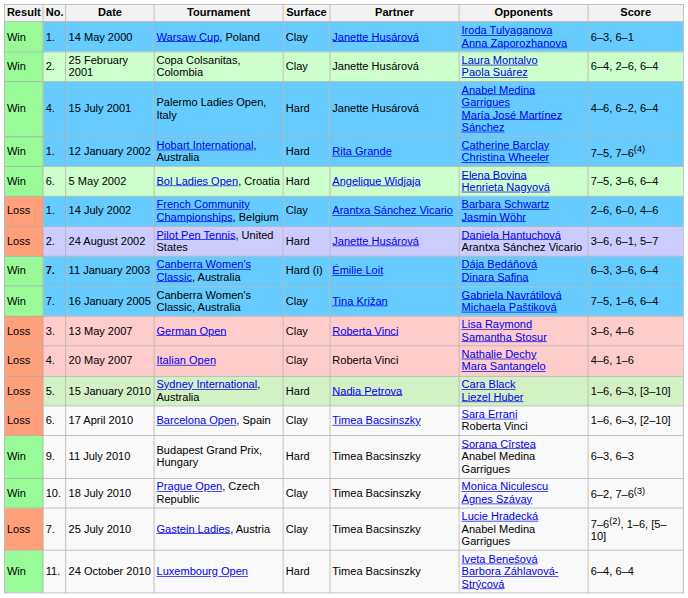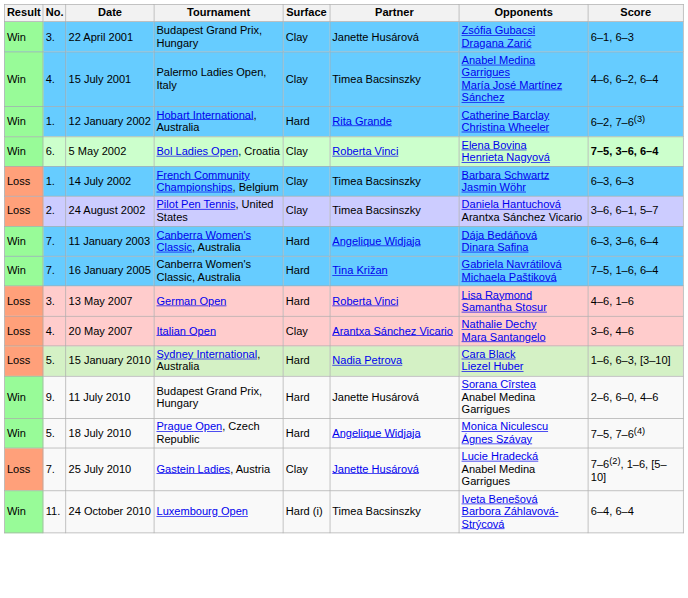- row: (101, 36)
- row: (98, 66)
+ row: (101, 36)
(298, 109) Hard -> (297, 79) Clay
(376, 109) Janette Husárová -> (377, 79) Timea Bacsinszky
(618, 151) 7–5, 7–6(4) -> (618, 121) 6–2, 7–6(3)
(298, 181) Hard -> (297, 151) Clay
(376, 181) Angelique Widjaja -> (365, 151) Roberta Vinci
(625, 181) normal -> (625, 151) bold
(393, 211) Arantxa Sánchez Vicario -> (377, 181) Timea Bacsinszky
(625, 211) 2–6, 6–0, 4–6 -> (612, 181) 6–3, 6–3
(298, 241) Hard -> (297, 211) Clay
(376, 241) Janette Husárová -> (377, 211) Timea Bacsinszky
(50, 271) bold -> (50, 241) normal
(304, 271) Hard (i) -> (298, 241) Hard
(358, 271) Émilie Loit -> (376, 241) Angelique Widjaja
(297, 301) Clay -> (298, 271) Hard
(297, 331) Clay -> (298, 301) Hard
(612, 331) 3–6, 4–6 -> (612, 301) 4–6, 1–6
(365, 361) Roberta Vinci -> (393, 331) Arantxa Sánchez Vicario
(612, 361) 4–6, 1–6 -> (612, 331) 3–6, 4–6
- row: (101, 420)
(377, 457) Timea Bacsinszky -> (376, 397) Janette Husárová
(612, 457) 6–3, 6–3 -> (625, 397) 2–6, 6–0, 4–6
(53, 493) 10. -> (50, 433) 5.
(297, 493) Clay -> (298, 433) Hard
(377, 493) Timea Bacsinszky -> (376, 433) Angelique Widjaja
(618, 493) 6–2, 7–6(3) -> (618, 433) 7–5, 7–6(4)
(377, 529) Timea Bacsinszky -> (376, 469) Janette Husárová
(298, 571) Hard -> (304, 511) Hard (i)
